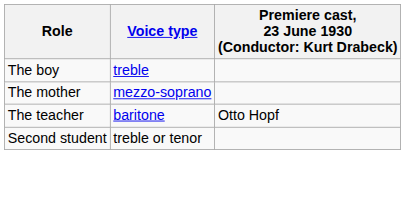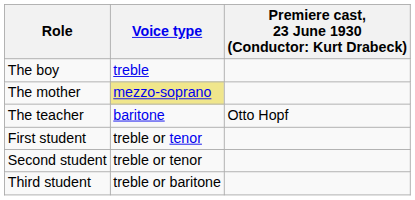(162, 92) no background -> (162, 92) khaki background
+ row: (47, 138)
+ row: (49, 183)
